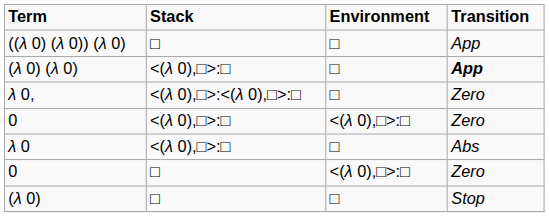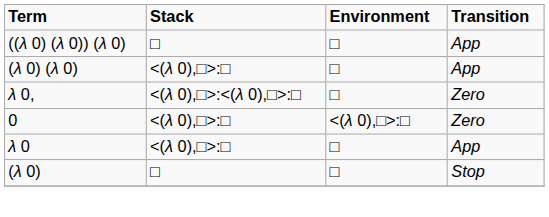(467, 69) bold -> (466, 69) normal
(465, 146) Abs -> (466, 146) App
- row: (13, 172)
